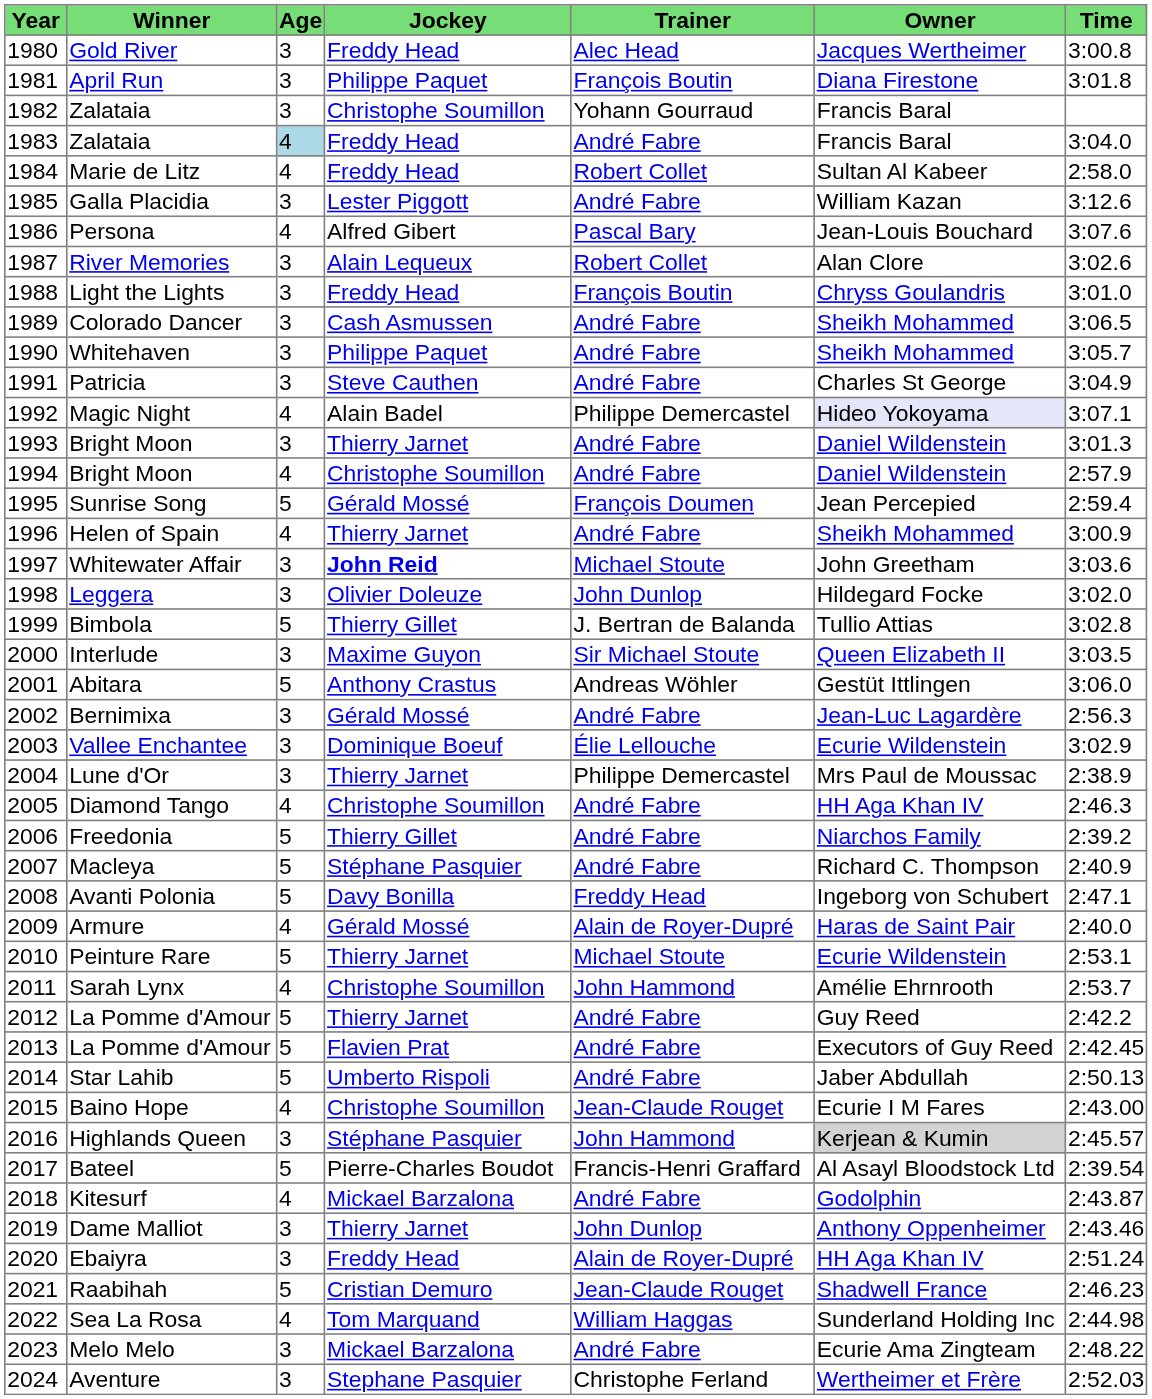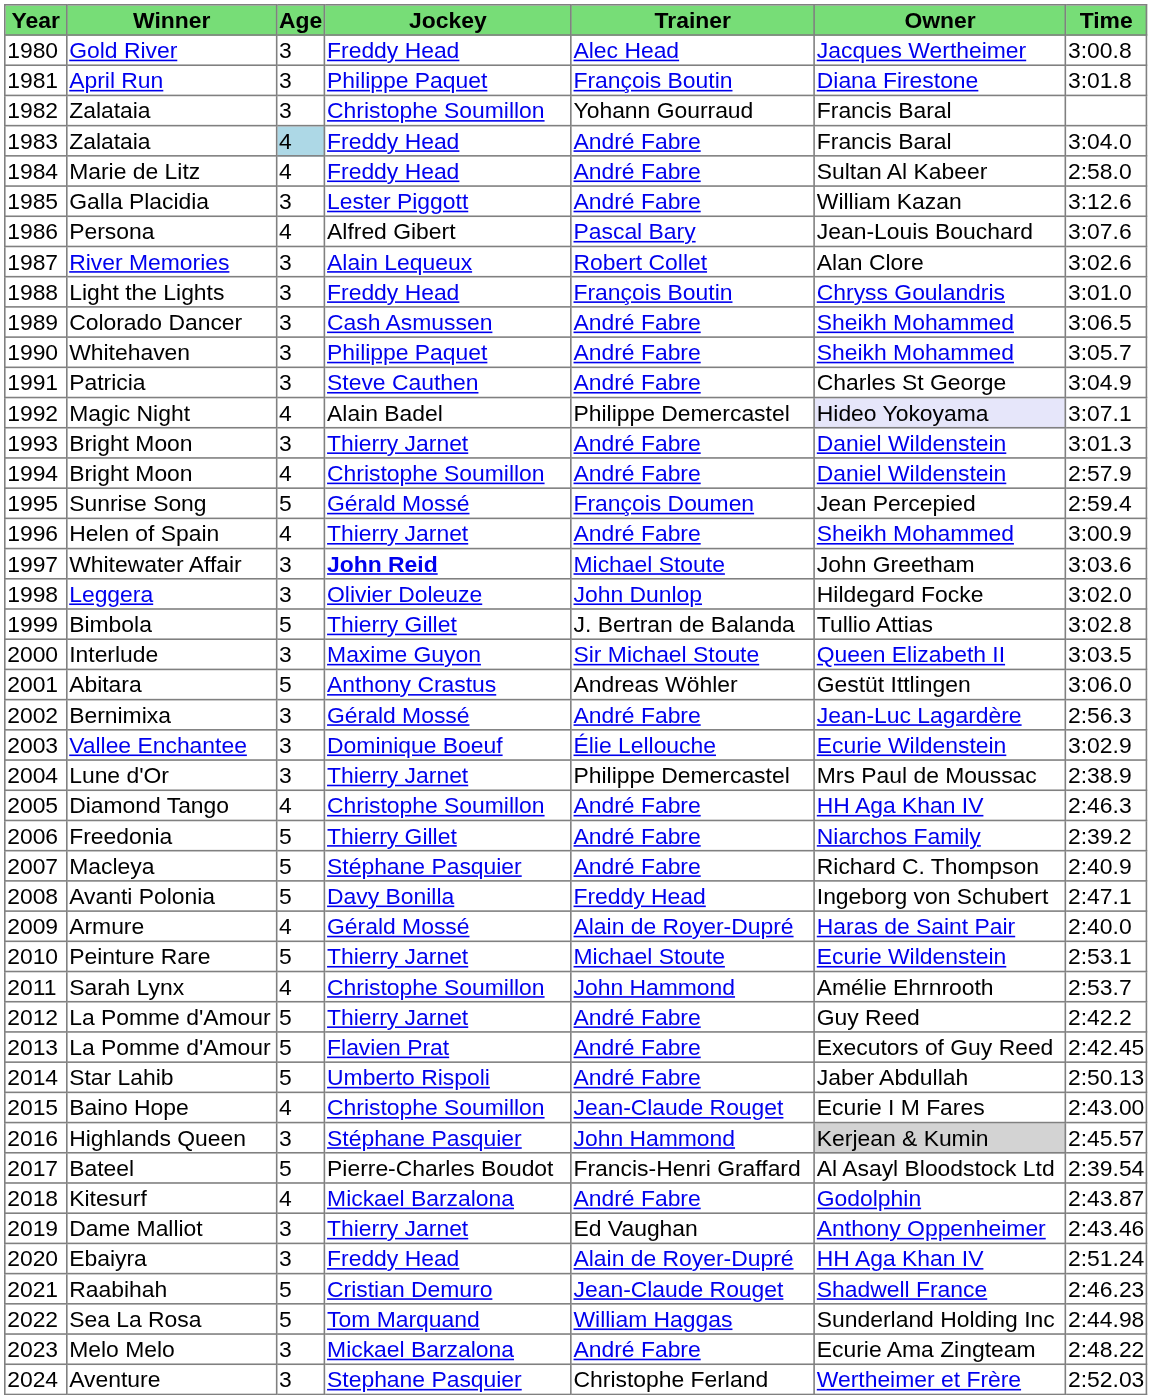(640, 171) Robert Collet -> (637, 171) André Fabre
(638, 1228) John Dunlop -> (636, 1228) Ed Vaughan
(285, 1319) 4 -> (285, 1319) 5
